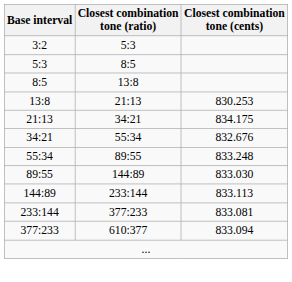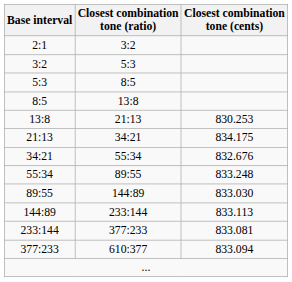+ row: (40, 45)
